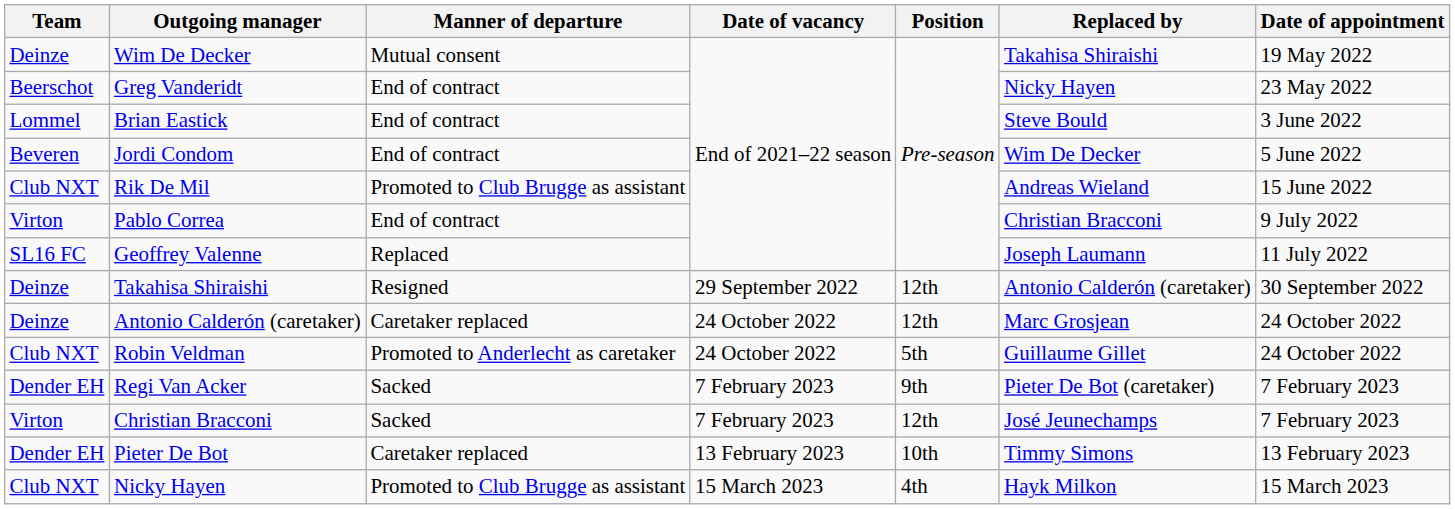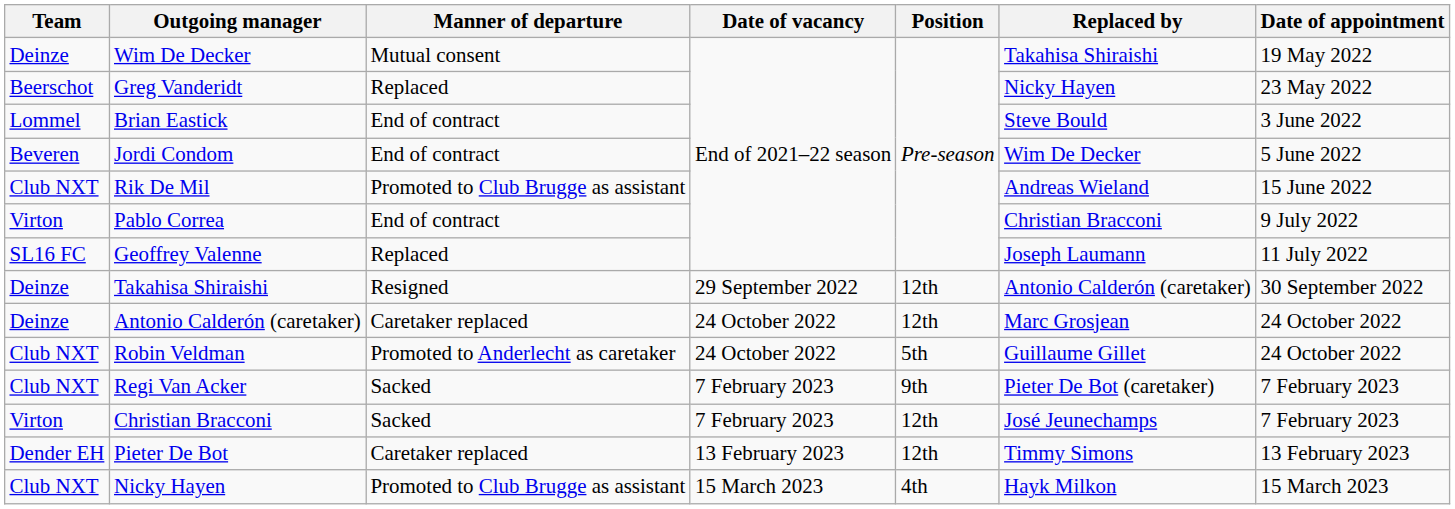(435, 87) End of contract -> (409, 87) Replaced
(57, 386) Dender EH -> (54, 386) Club NXT
(920, 453) 10th -> (920, 453) 12th
